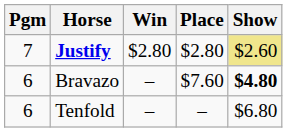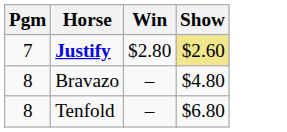- column: (202, 19)
(28, 80) 6 -> (28, 80) 8
(256, 80) bold -> (203, 80) normal
(28, 111) 6 -> (28, 111) 8
